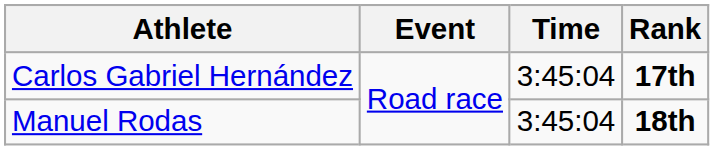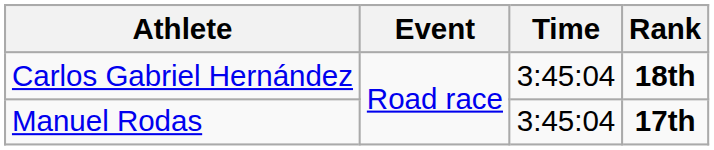(665, 75) 17th -> (665, 75) 18th
(665, 122) 18th -> (665, 122) 17th
